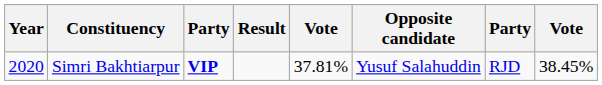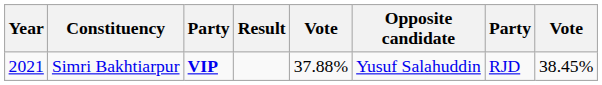(26, 66) 2020 -> (26, 66) 2021
(321, 66) 37.81% -> (321, 66) 37.88%
